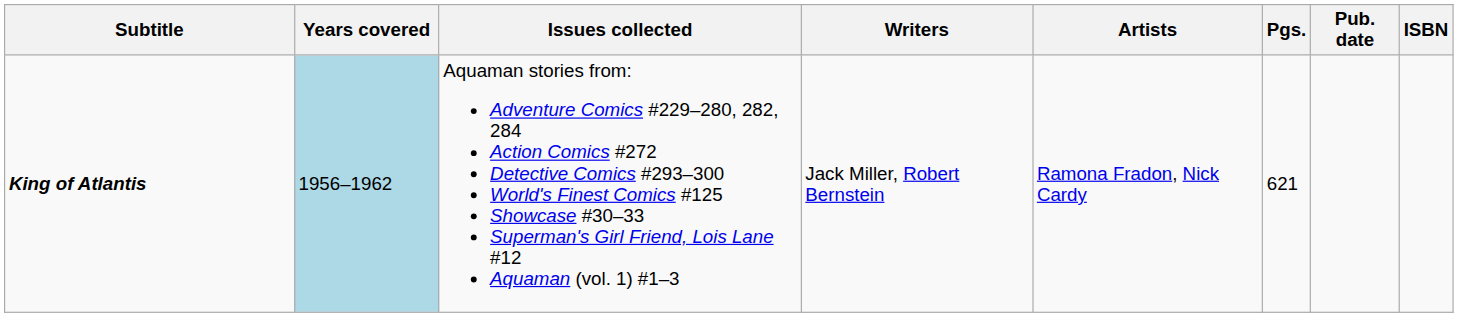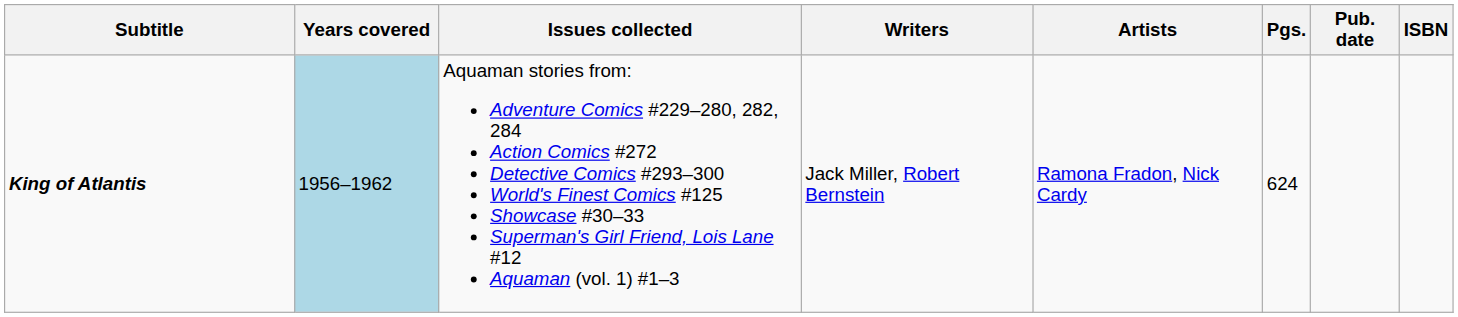(1282, 183) 621 -> (1282, 183) 624
